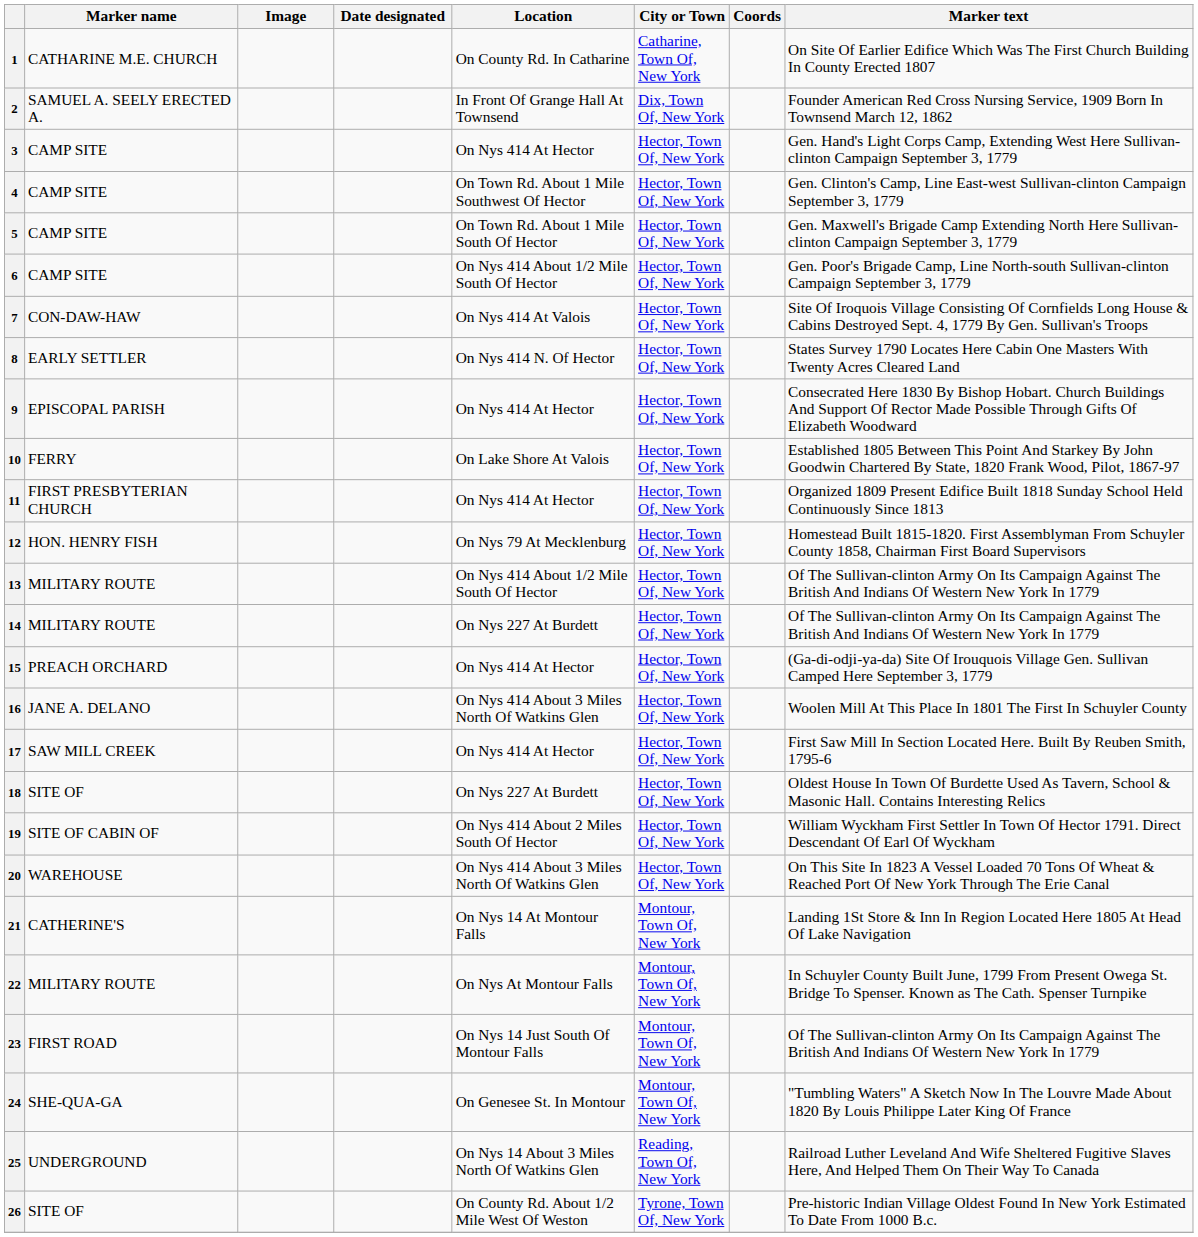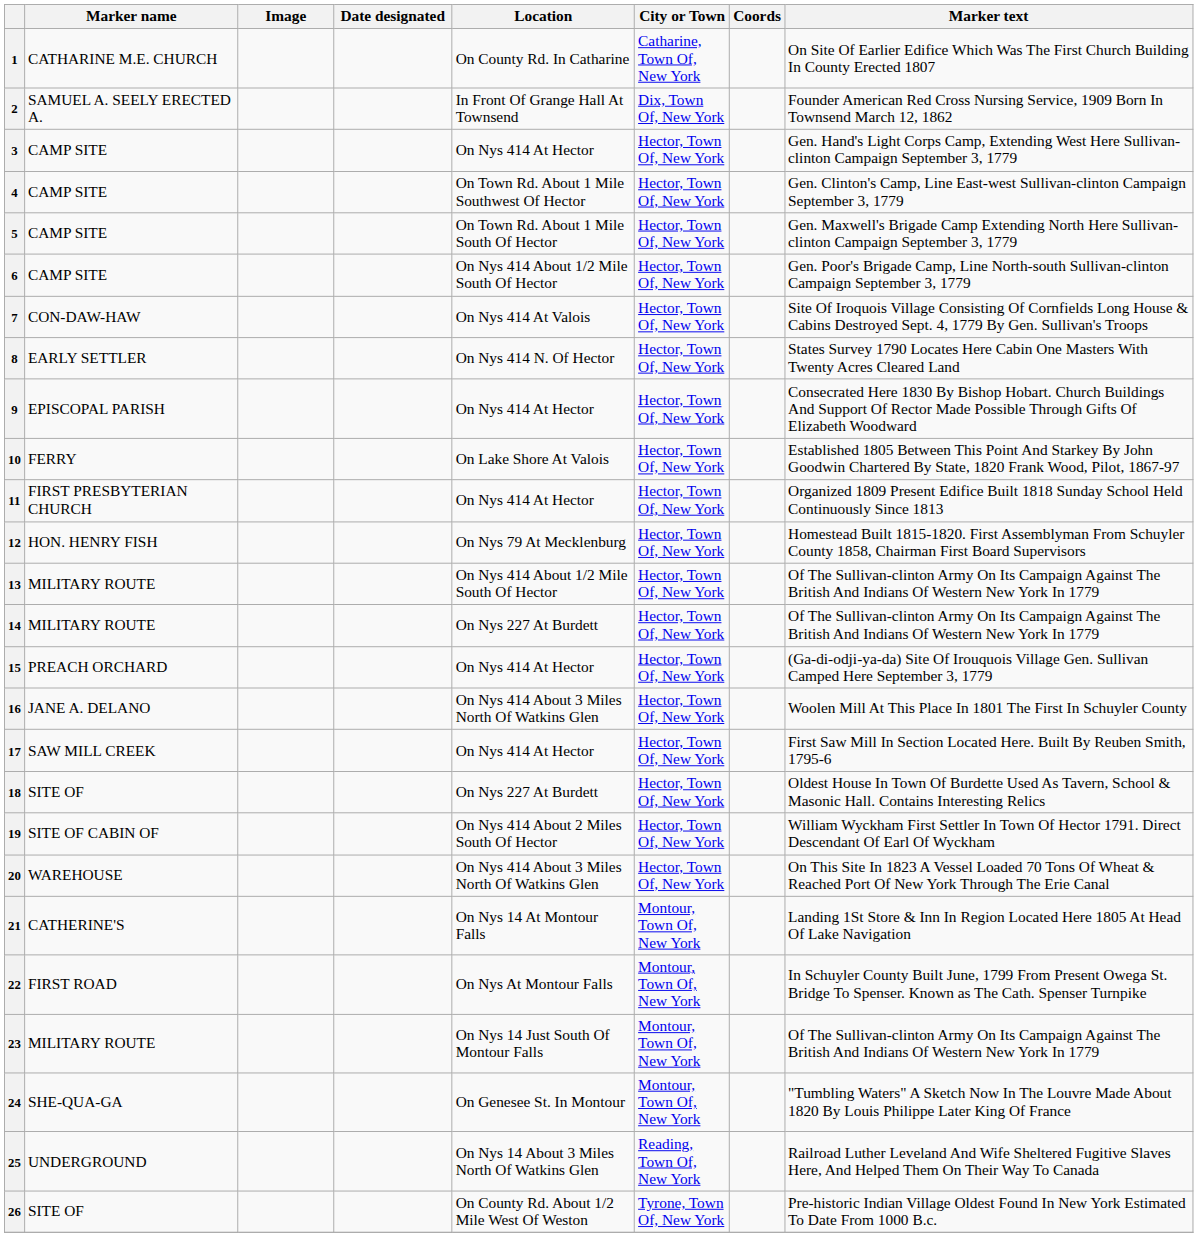(92, 984) MILITARY ROUTE -> (72, 984) FIRST ROAD
(72, 1043) FIRST ROAD -> (92, 1043) MILITARY ROUTE
